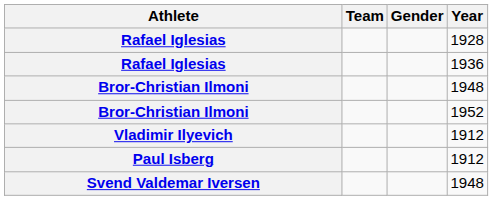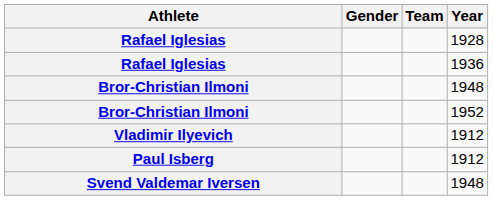columns swapped: (417, 16) <-> (365, 16)
